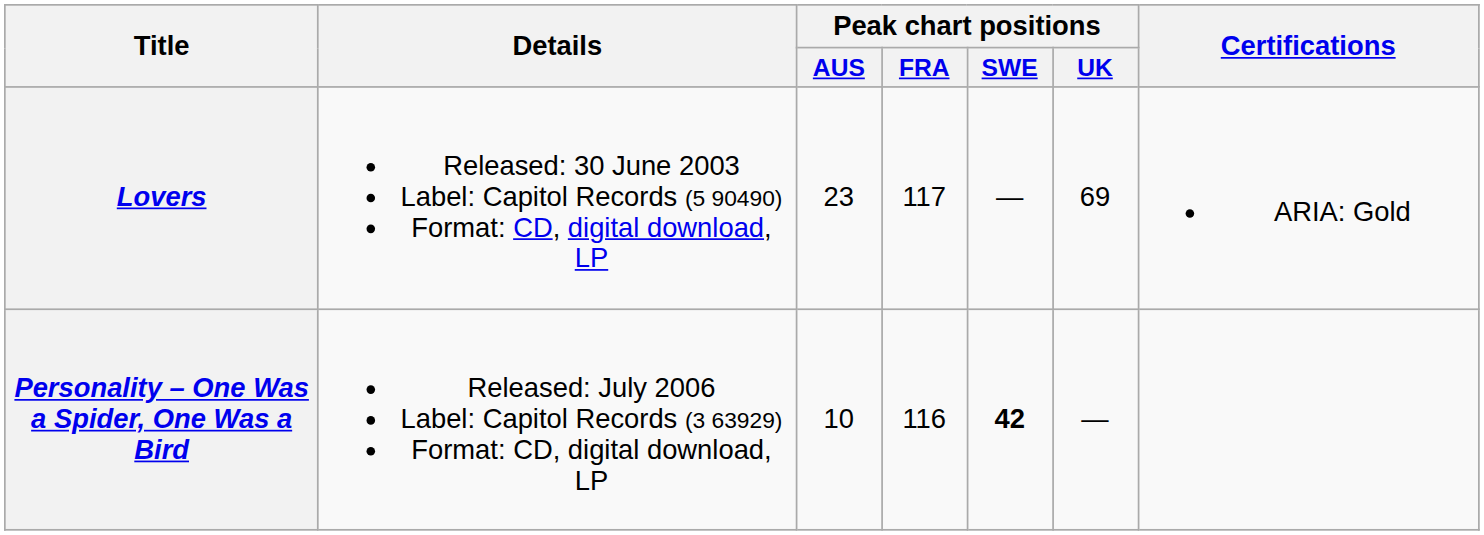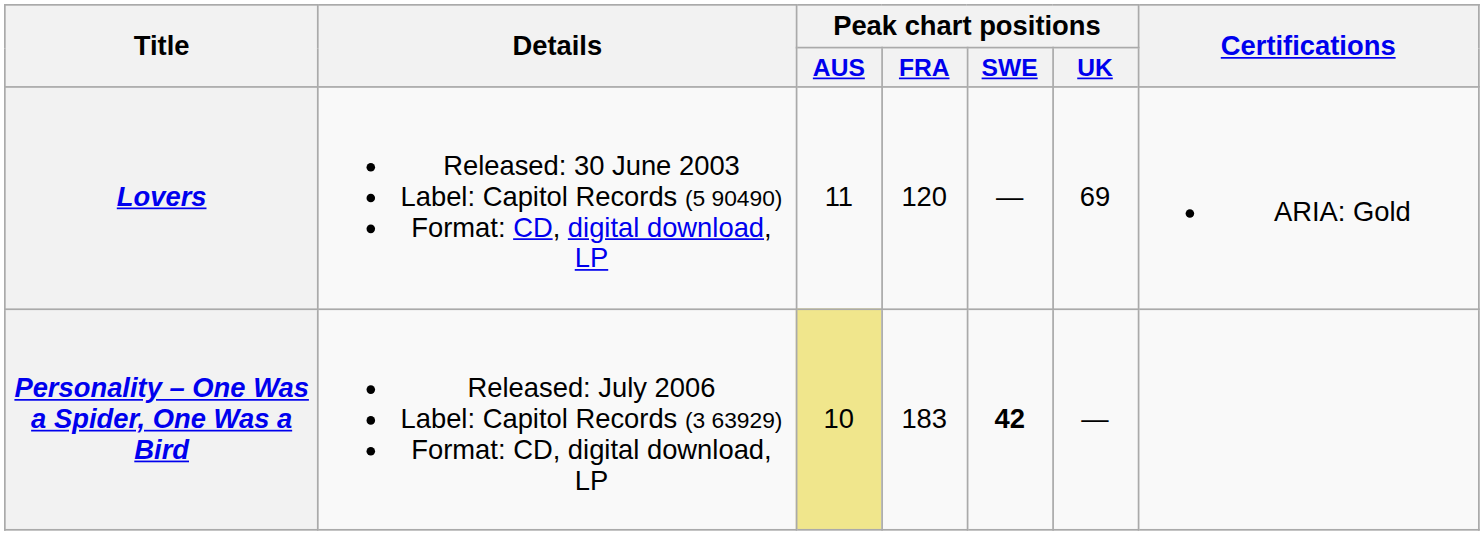(839, 197) 23 -> (839, 197) 11
(924, 197) 117 -> (924, 197) 120
(839, 418) no background -> (839, 418) khaki background
(924, 418) 116 -> (924, 418) 183
